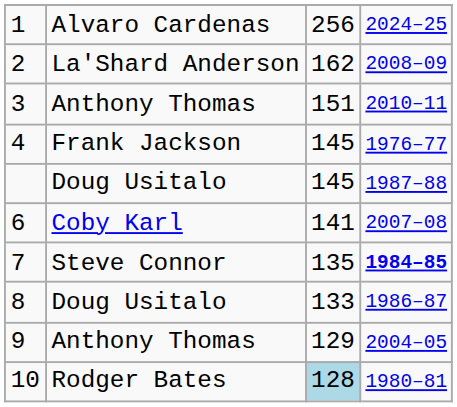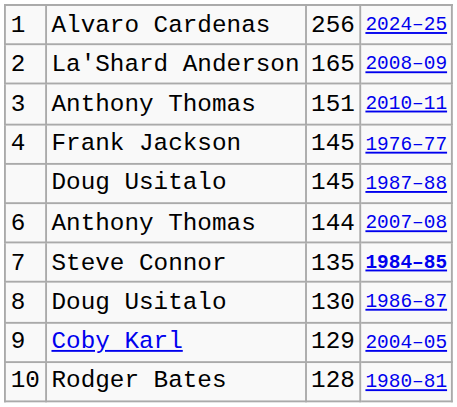(333, 64) 162 -> (333, 64) 165
(117, 223) Coby Karl -> (154, 223) Anthony Thomas
(333, 223) 141 -> (333, 223) 144
(333, 302) 133 -> (333, 302) 130
(154, 342) Anthony Thomas -> (117, 342) Coby Karl
(333, 381) lightblue background -> (333, 381) no background
